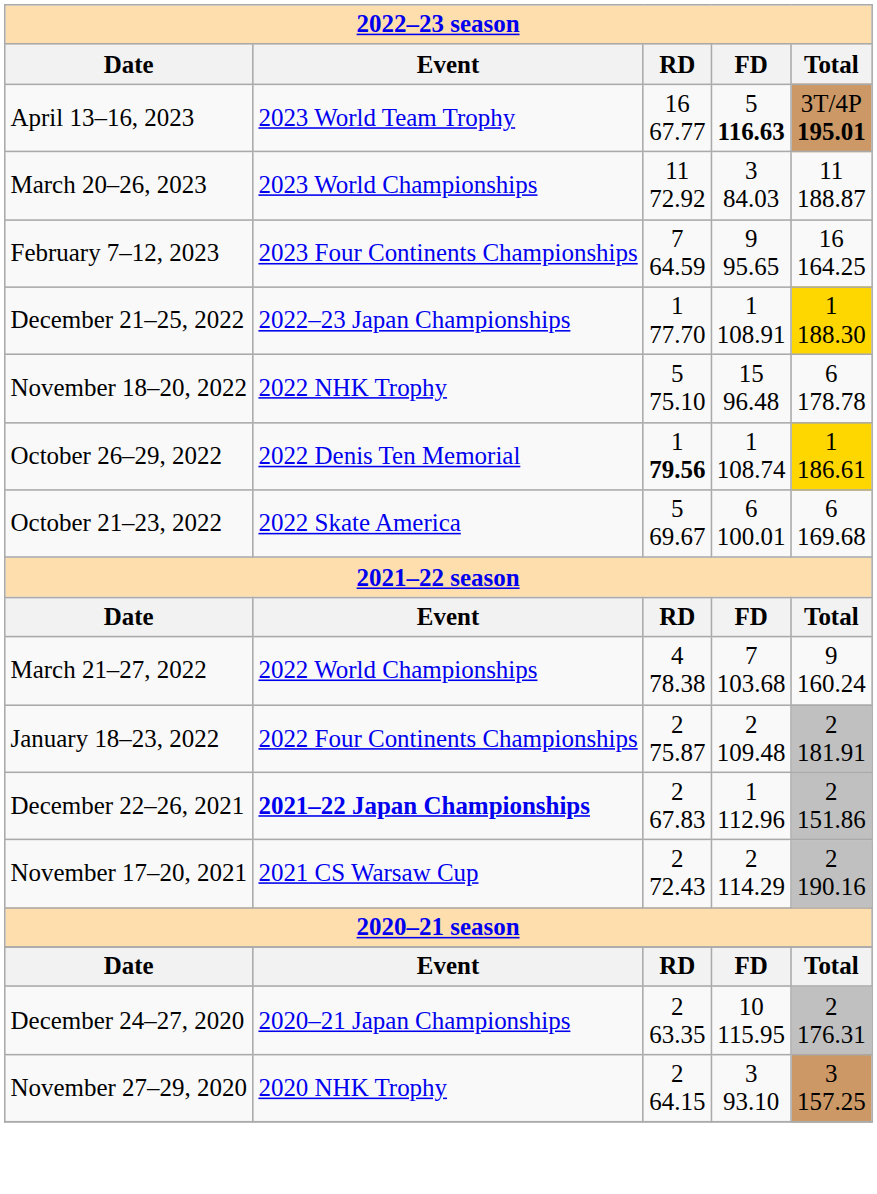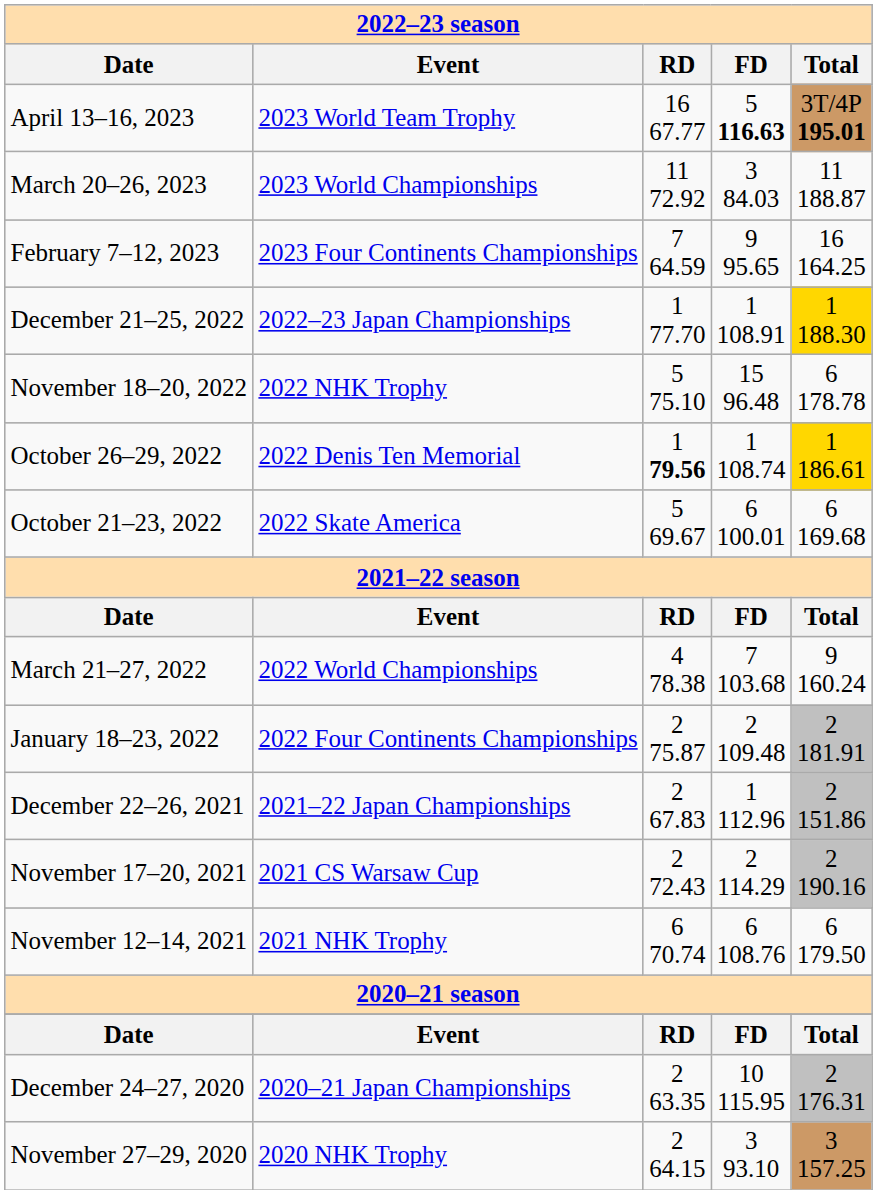(424, 805) bold -> (414, 805) normal
+ row: (129, 940)
